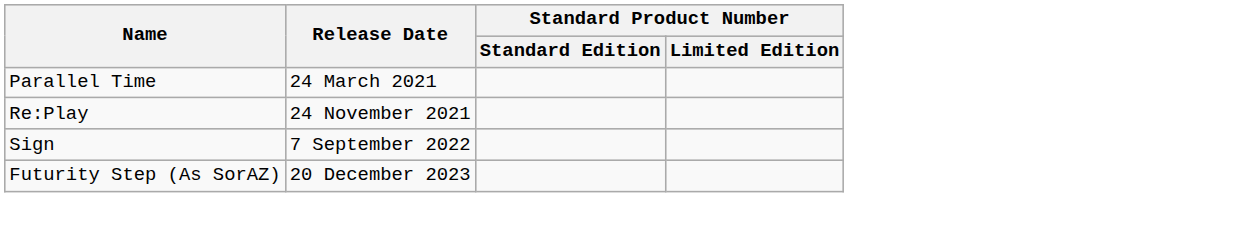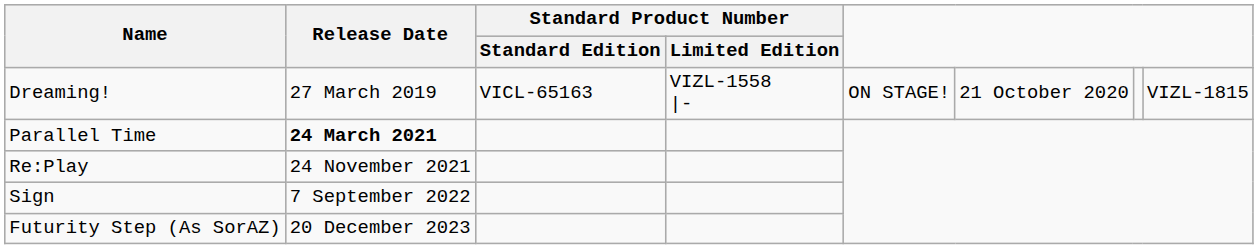+ row: (60, 93)
(363, 82) normal -> (363, 135) bold
